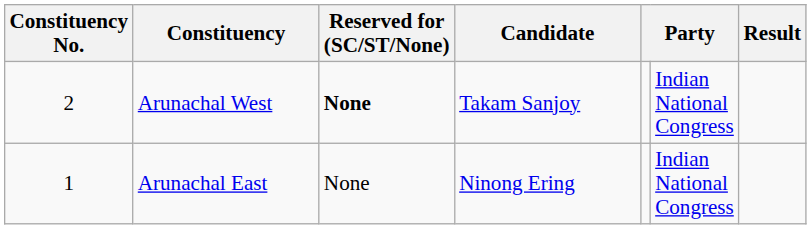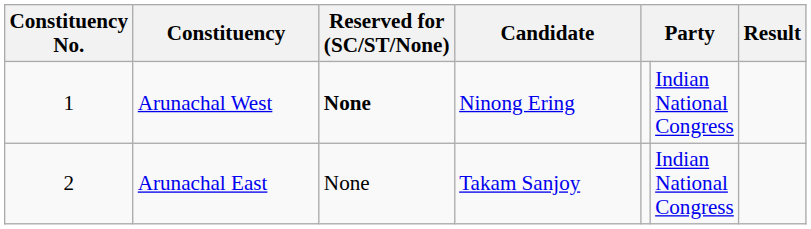(69, 102) 2 -> (69, 102) 1
(520, 102) Takam Sanjoy -> (517, 102) Ninong Ering
(69, 183) 1 -> (69, 183) 2
(517, 183) Ninong Ering -> (520, 183) Takam Sanjoy
